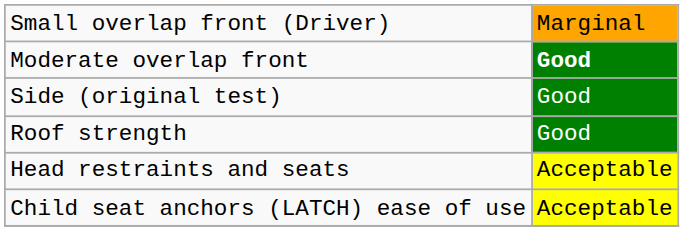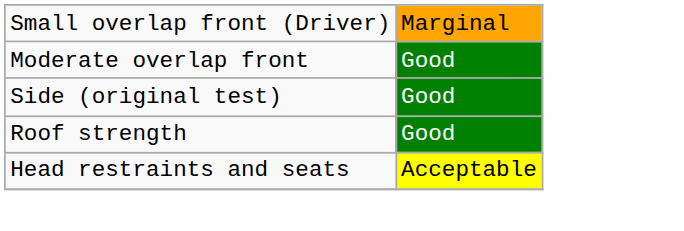(564, 60) bold -> (428, 60) normal
- row: (268, 208)
